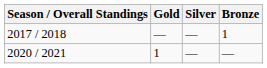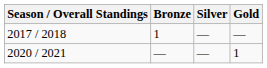columns swapped: (167, 14) <-> (240, 14)
